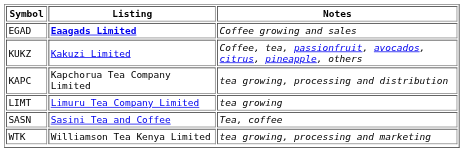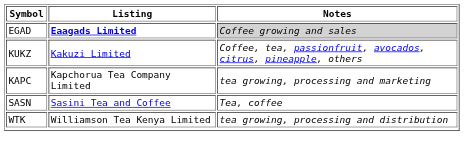(288, 31) no background -> (288, 31) lightgrey background
(334, 81) tea growing, processing and distribution -> (325, 81) tea growing, processing and marketing
- row: (20, 103)
(325, 136) tea growing, processing and marketing -> (334, 120) tea growing, processing and distribution
